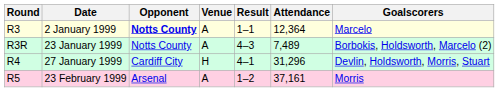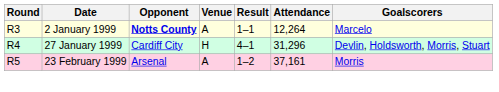(289, 29) 12,364 -> (289, 29) 12,264
- row: (83, 45)
